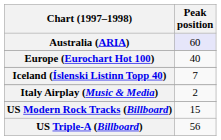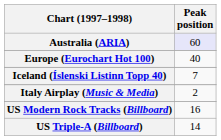(195, 110) 15 -> (195, 110) 16
(195, 127) 56 -> (195, 127) 14
